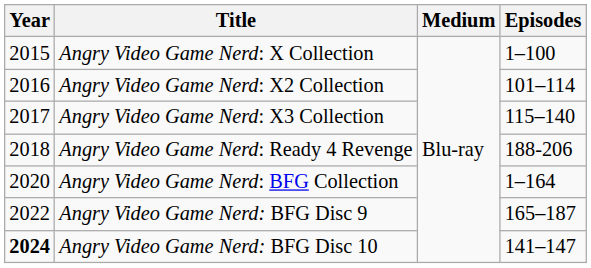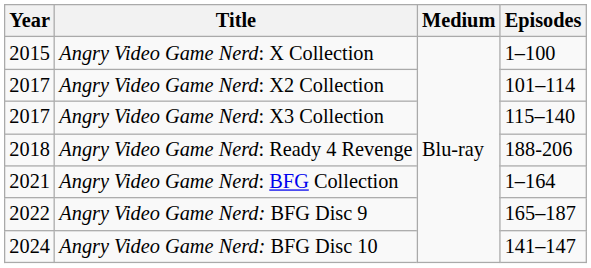(30, 85) 2016 -> (30, 85) 2017
(30, 181) 2020 -> (30, 181) 2021
(30, 246) bold -> (30, 246) normal
